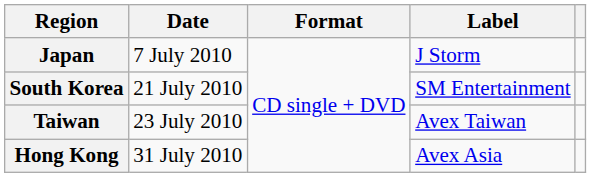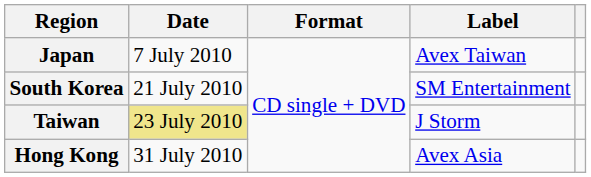(448, 54) J Storm -> (471, 54) Avex Taiwan
(188, 121) no background -> (188, 121) khaki background
(471, 121) Avex Taiwan -> (448, 121) J Storm
